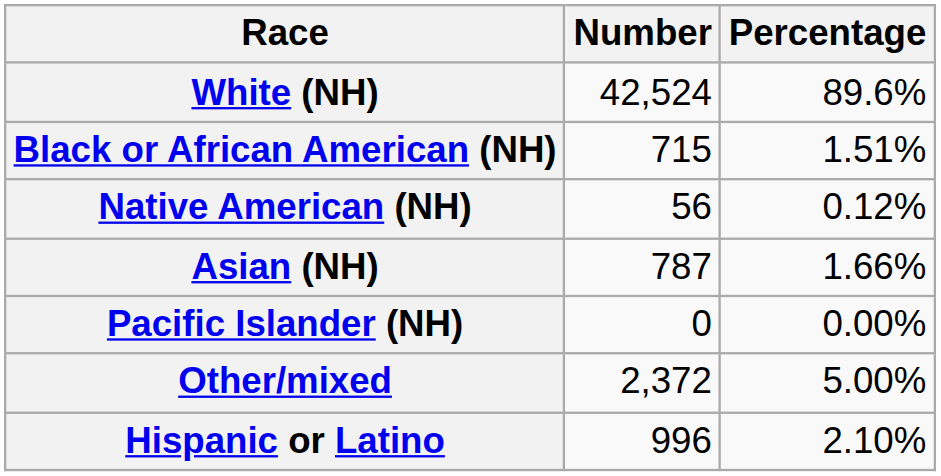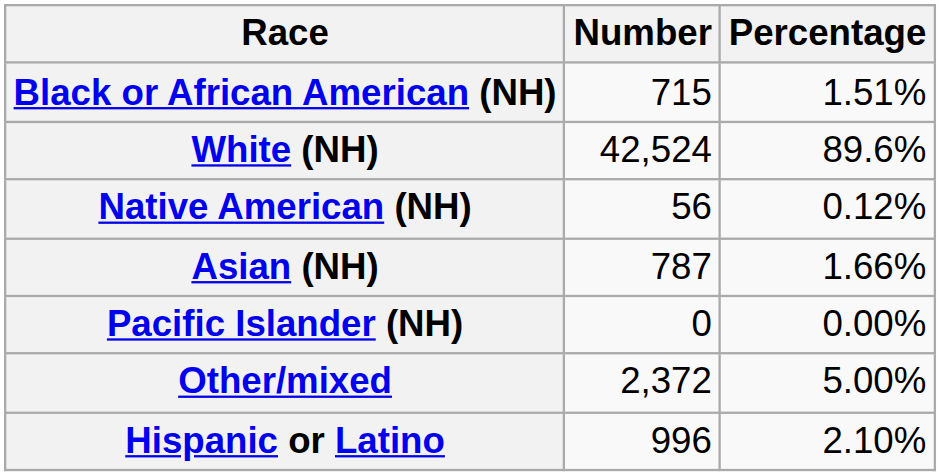rows swapped: (285, 91) <-> (285, 149)
